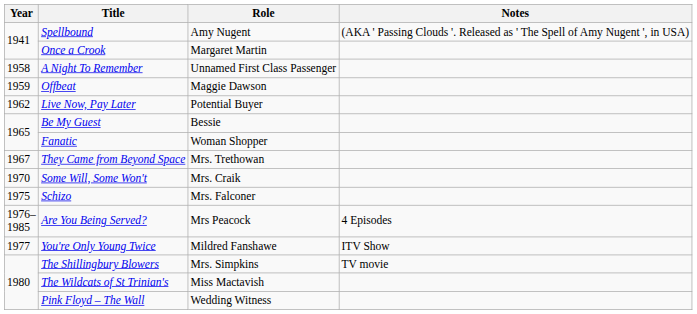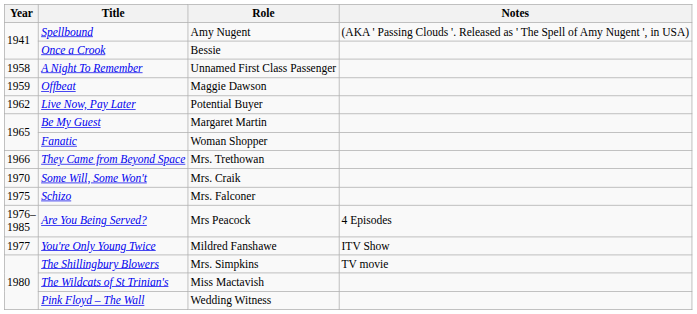(229, 50) Margaret Martin -> (206, 50) Bessie
(206, 123) Bessie -> (229, 123) Margaret Martin
(19, 159) 1967 -> (19, 159) 1966
